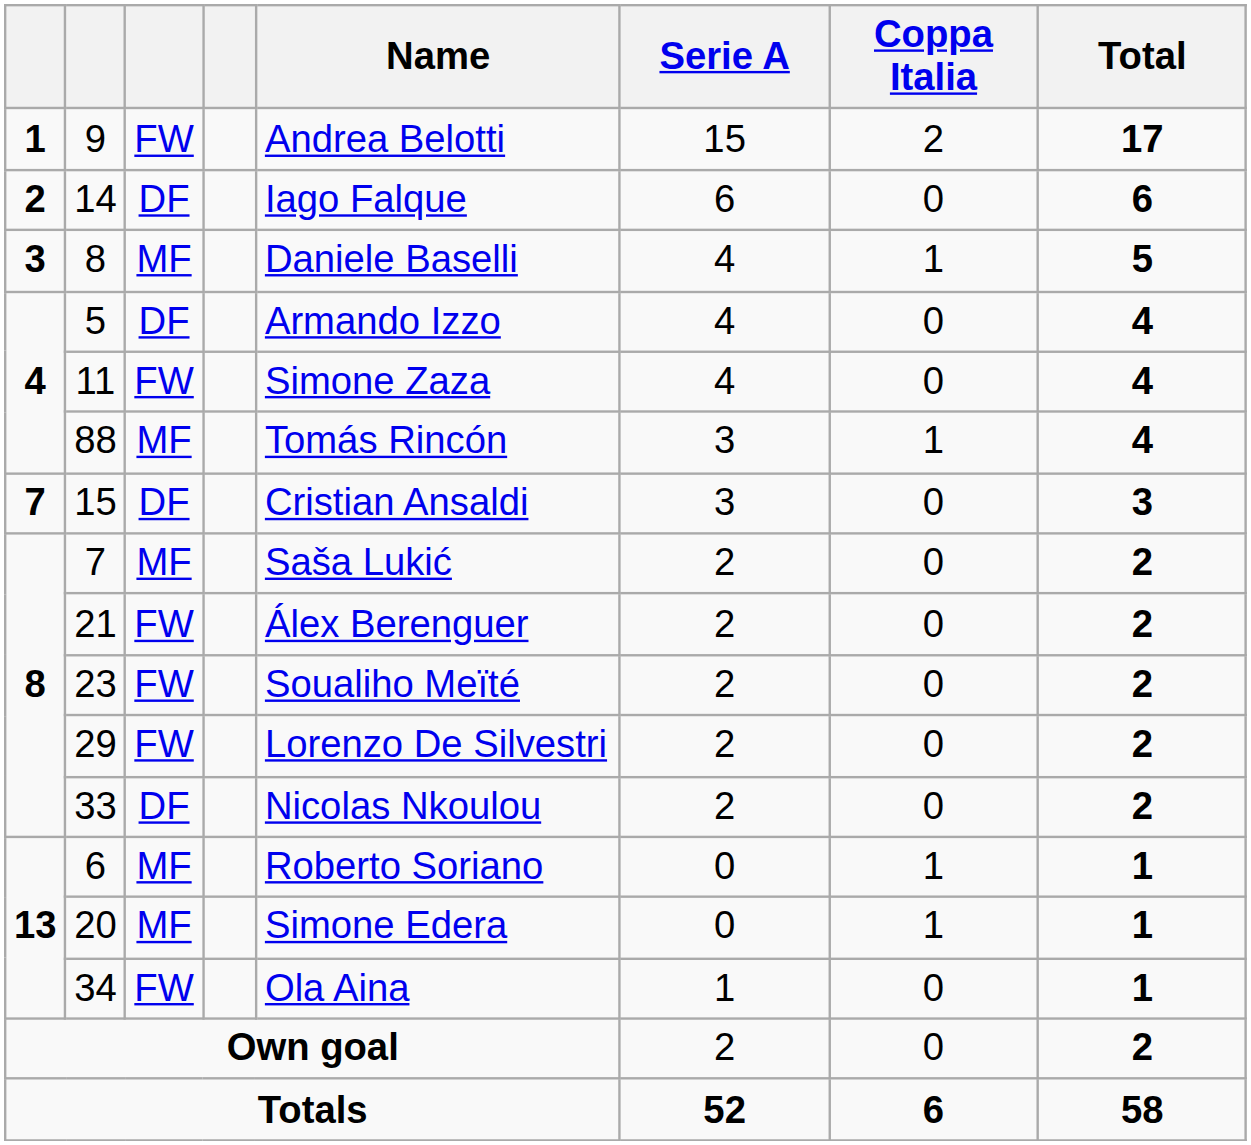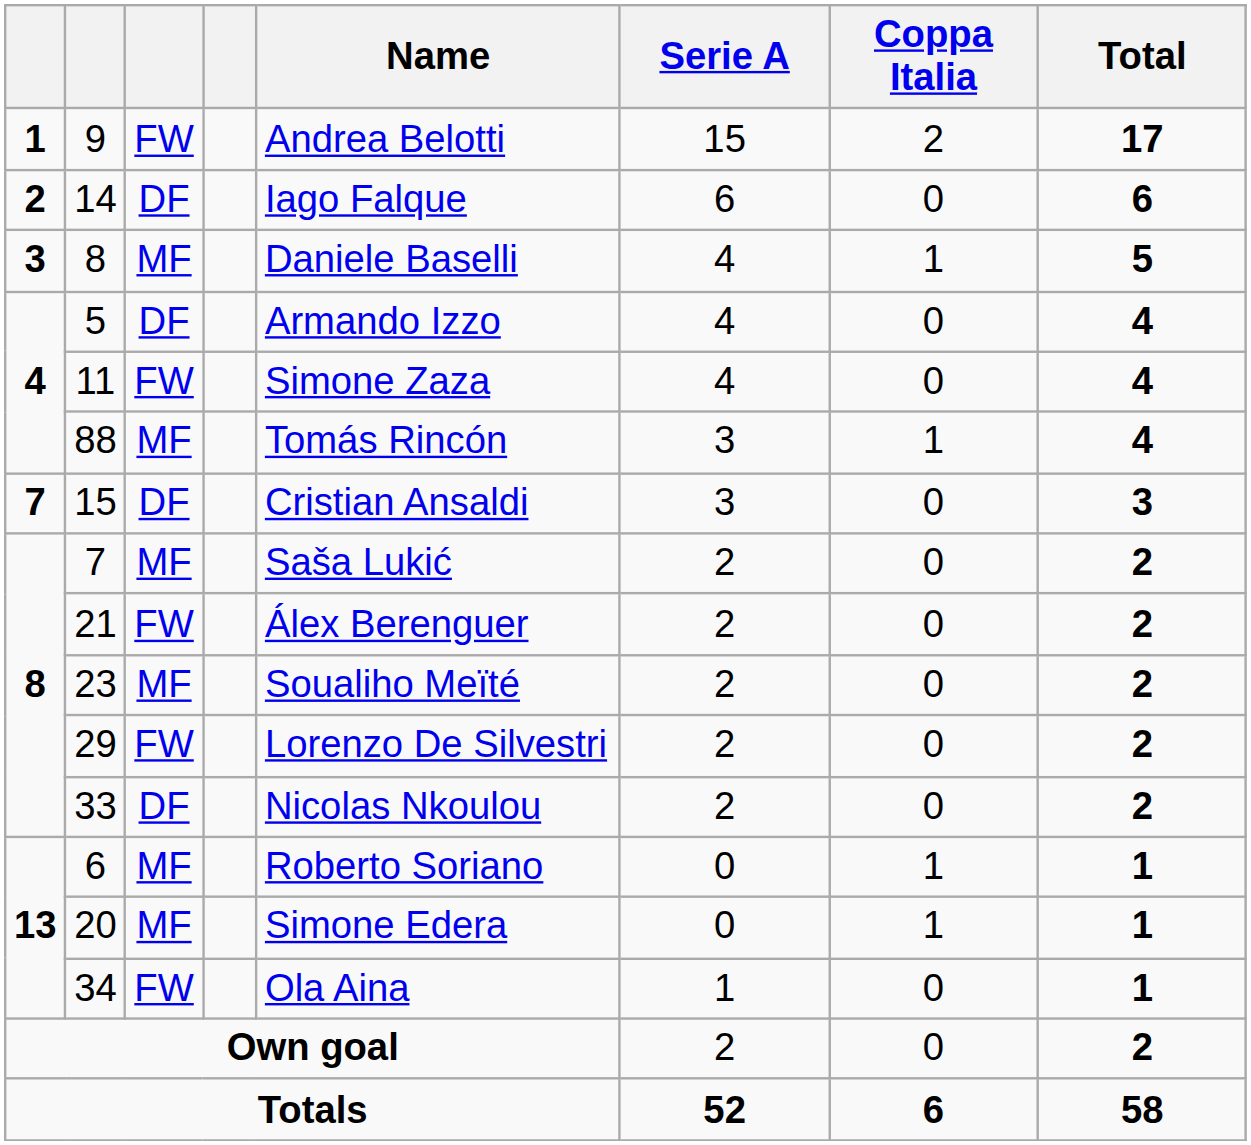(164, 684) FW -> (164, 684) MF
